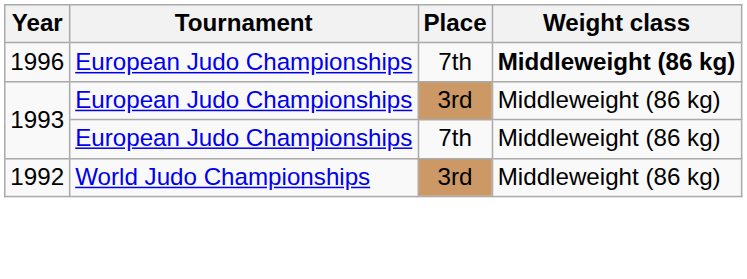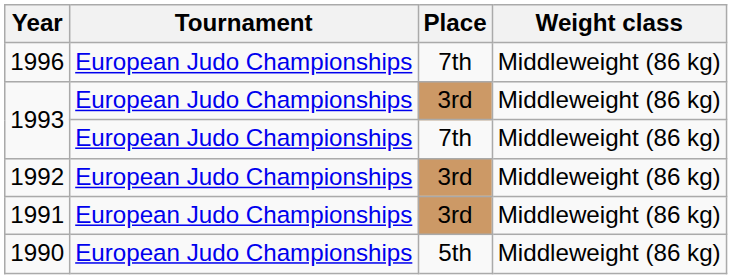(617, 61) bold -> (609, 61) normal
(223, 176) World Judo Championships -> (244, 176) European Judo Championships
+ row: (37, 215)
+ row: (37, 253)
